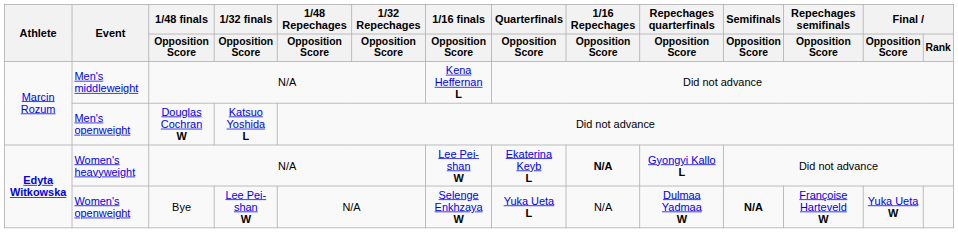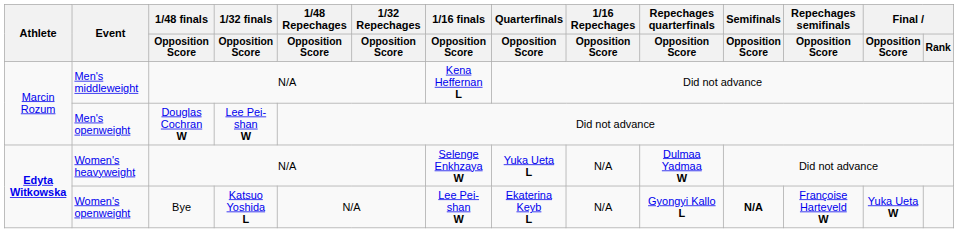(246, 124) Katsuo Yoshida L -> (246, 124) Lee Pei-shan W
(459, 166) Lee Pei-shan W -> (459, 166) Selenge Enkhzaya W
(529, 166) Ekaterina Keyb L -> (529, 166) Yuka Ueta L
(603, 166) bold -> (603, 166) normal
(682, 166) Gyongyi Kallo L -> (682, 166) Dulmaa Yadmaa W
(246, 208) Lee Pei-shan W -> (246, 208) Katsuo Yoshida L
(459, 208) Selenge Enkhzaya W -> (459, 208) Lee Pei-shan W
(529, 208) Yuka Ueta L -> (529, 208) Ekaterina Keyb L
(682, 208) Dulmaa Yadmaa W -> (682, 208) Gyongyi Kallo L
